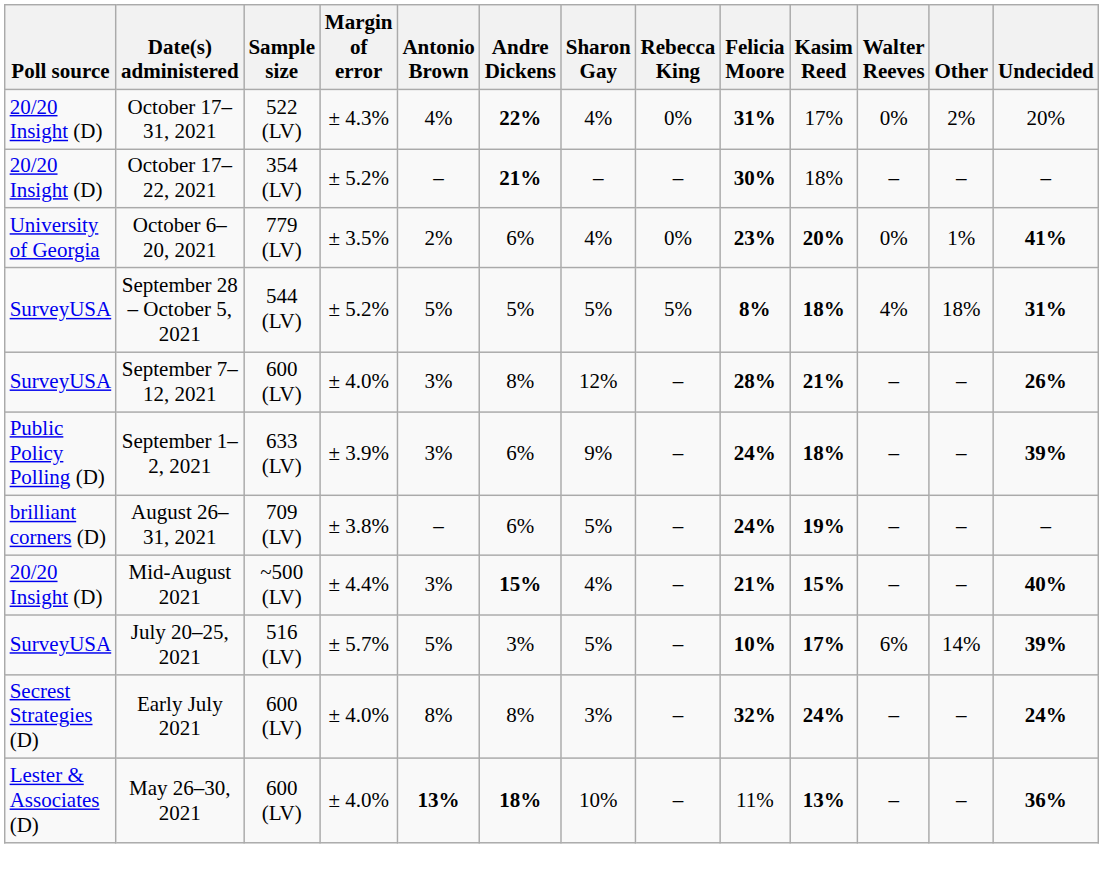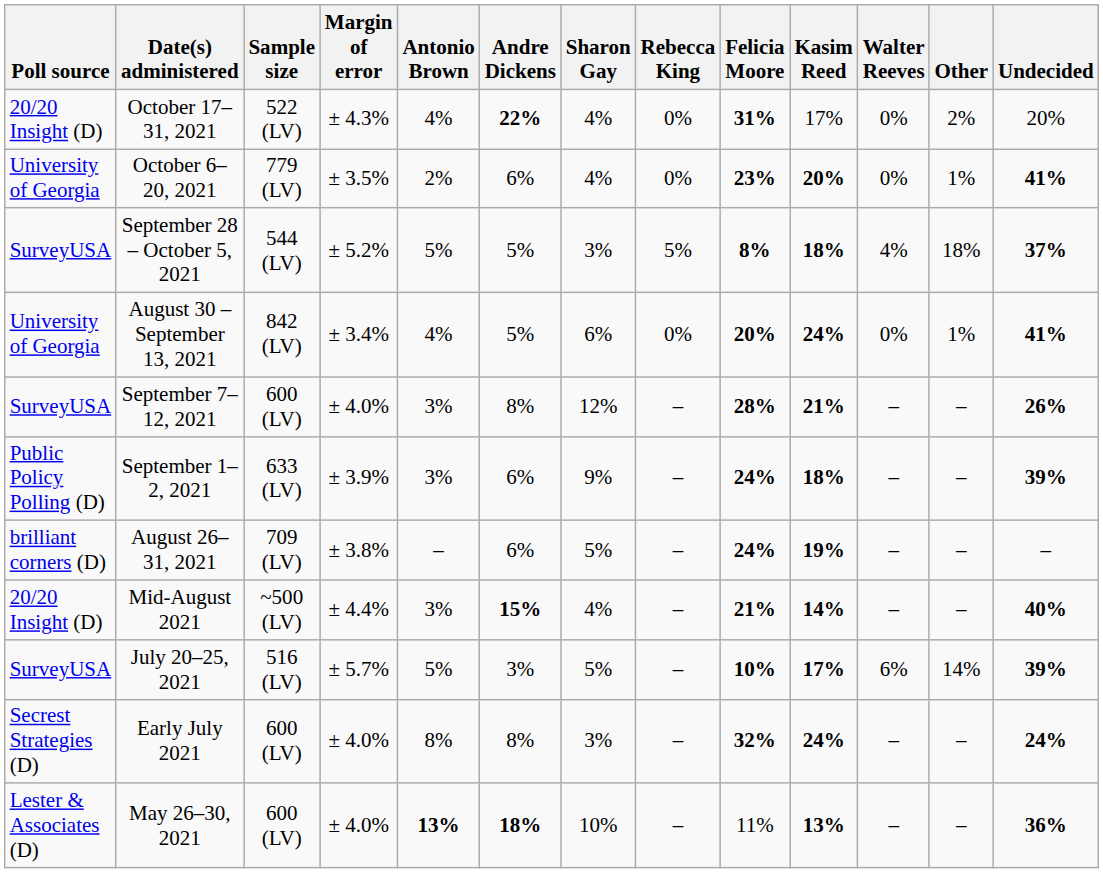- row: (180, 178)
(598, 309) 5% -> (598, 250) 3%
(1046, 309) 31% -> (1046, 250) 37%
+ row: (180, 334)
(824, 585) 15% -> (824, 609) 14%
